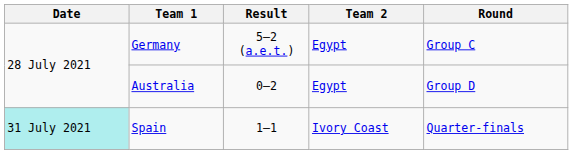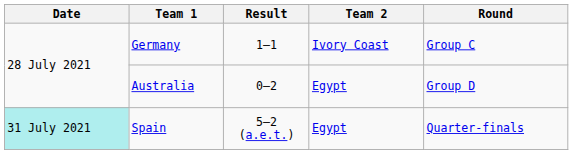(267, 44) 5–2 (a.e.t.) -> (267, 44) 1–1
(329, 44) Egypt -> (350, 44) Ivory Coast
(267, 128) 1–1 -> (267, 128) 5–2 (a.e.t.)
(350, 128) Ivory Coast -> (329, 128) Egypt
